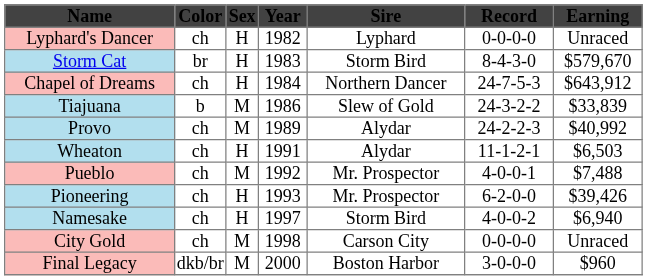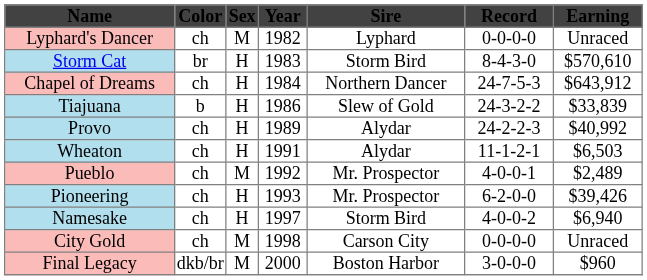(242, 38) H -> (242, 38) M
(598, 60) $579,670 -> (598, 60) $570,610
(242, 105) M -> (242, 105) H
(242, 128) M -> (242, 128) H
(598, 173) $7,488 -> (598, 173) $2,489
